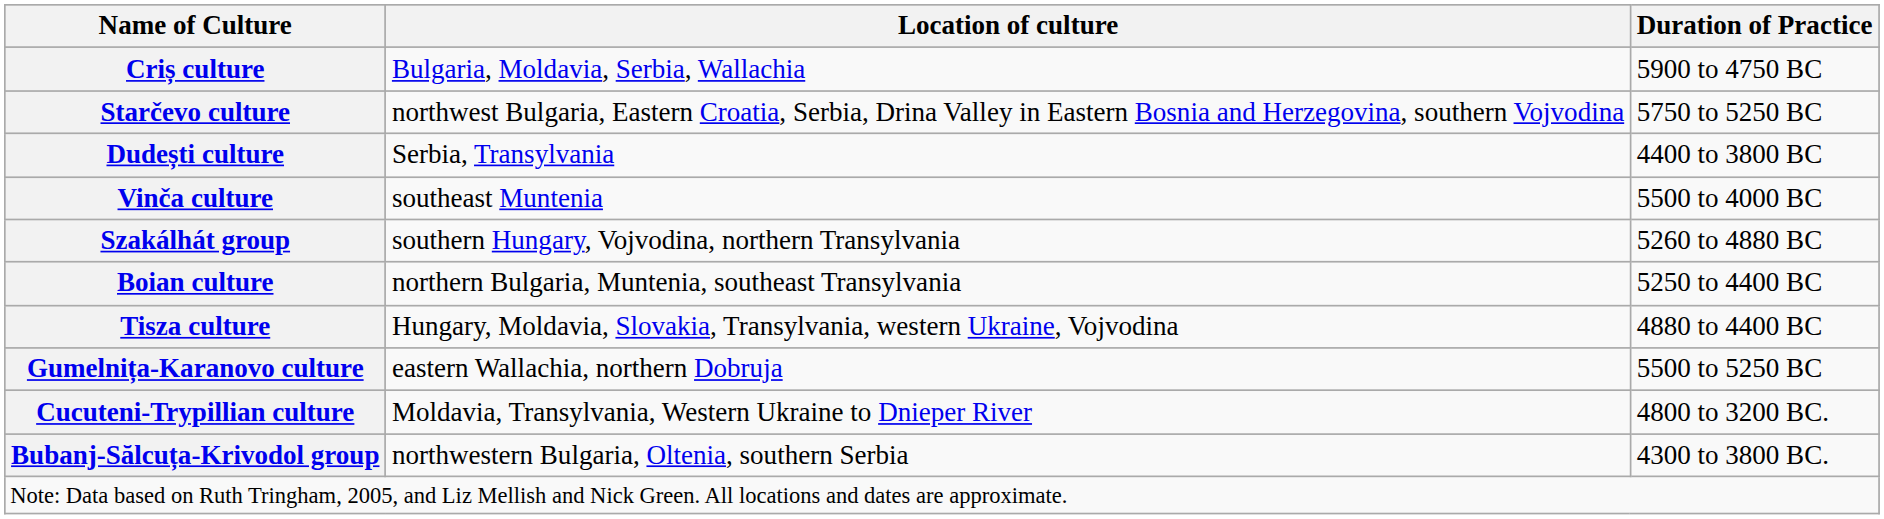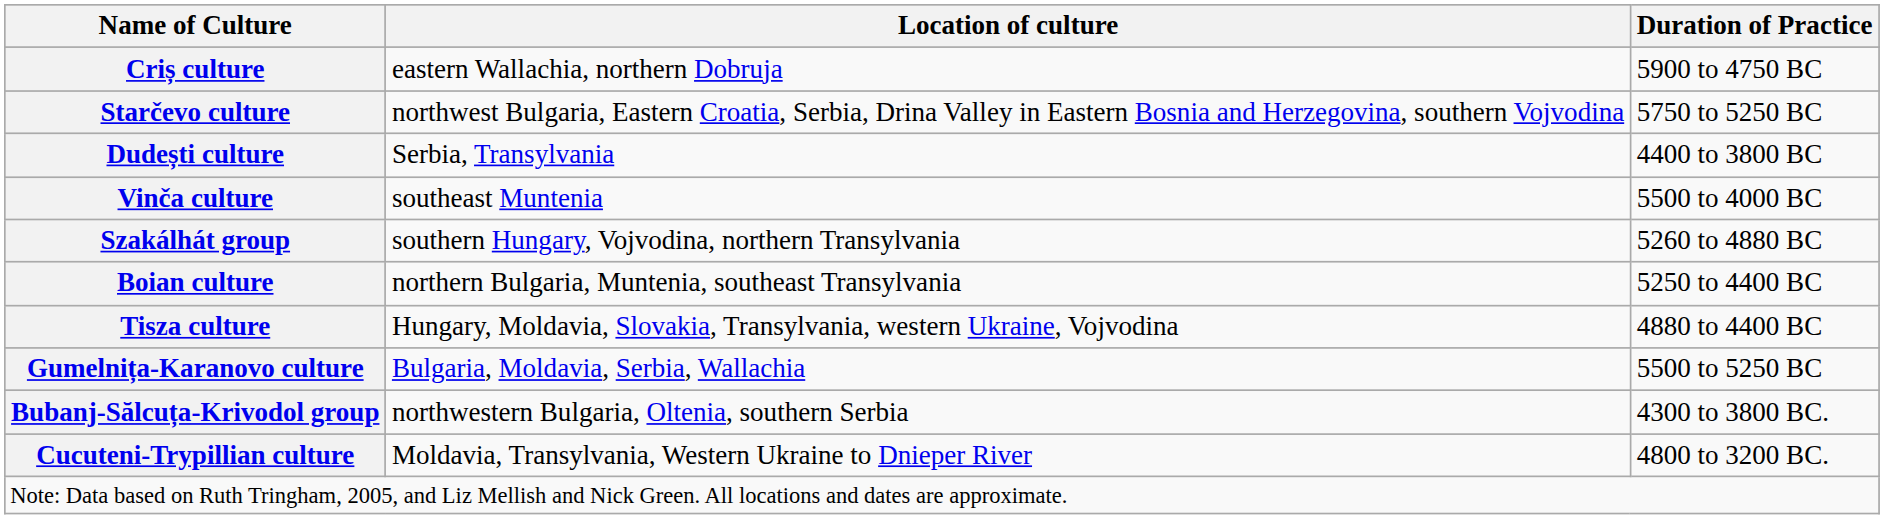(599, 68) Bulgaria, Moldavia, Serbia, Wallachia -> (587, 68) eastern Wallachia, northern Dobruja
(587, 369) eastern Wallachia, northern Dobruja -> (599, 369) Bulgaria, Moldavia, Serbia, Wallachia
rows swapped: (195, 454) <-> (195, 411)
